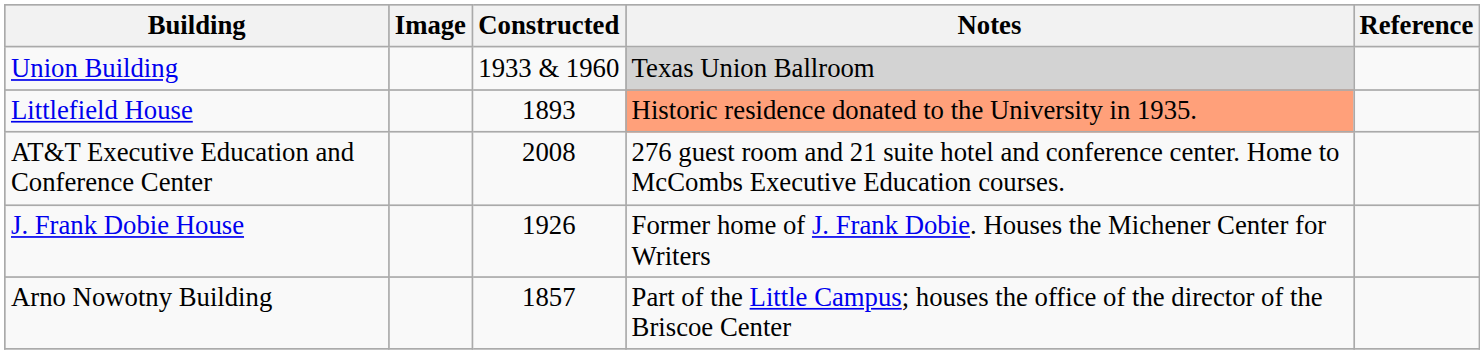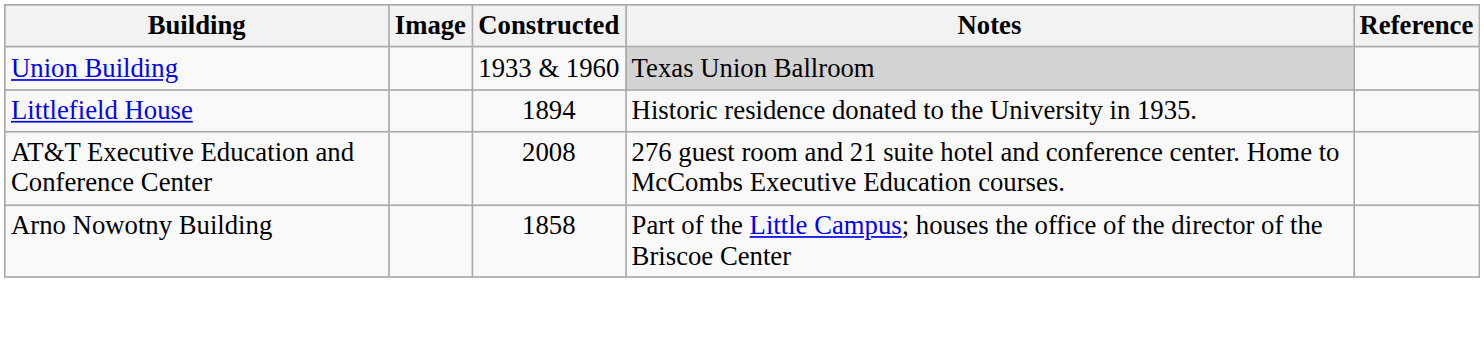(549, 110) 1893 -> (549, 110) 1894
(914, 110) lightsalmon background -> (914, 110) no background
- row: (128, 225)
(549, 297) 1857 -> (549, 225) 1858
